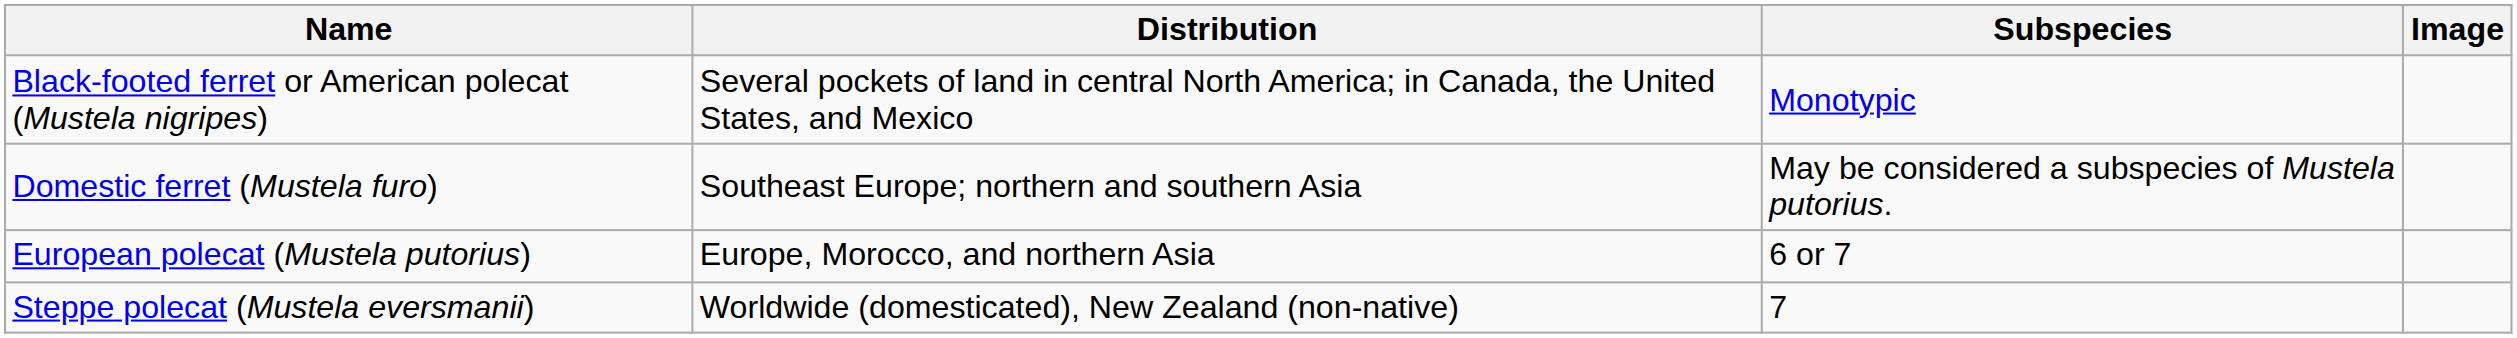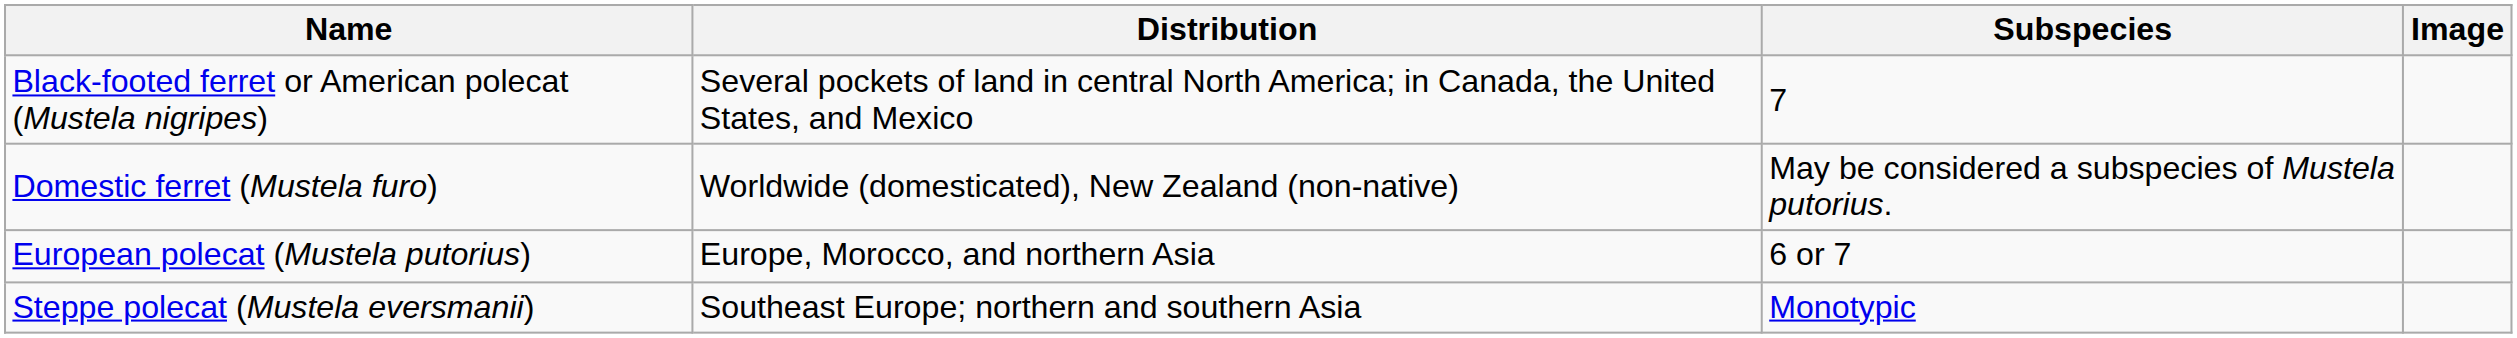(1842, 99) Monotypic -> (1778, 99) 7
(1031, 186) Southeast Europe; northern and southern Asia -> (1079, 186) Worldwide (domesticated), New Zealand (non-native)
(1079, 306) Worldwide (domesticated), New Zealand (non-native) -> (1031, 306) Southeast Europe; northern and southern Asia
(1778, 306) 7 -> (1842, 306) Monotypic
